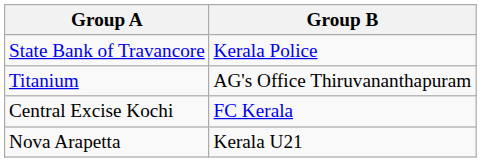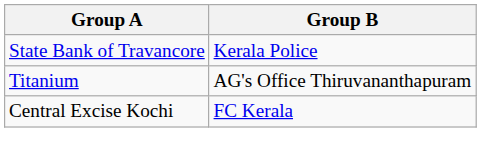- row: (65, 141)
